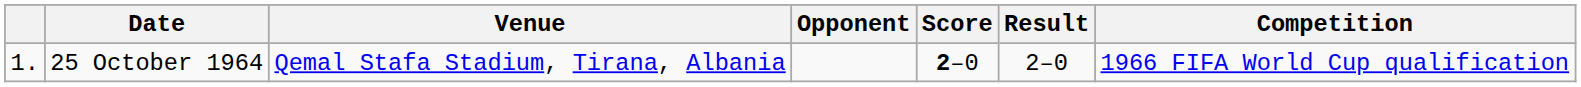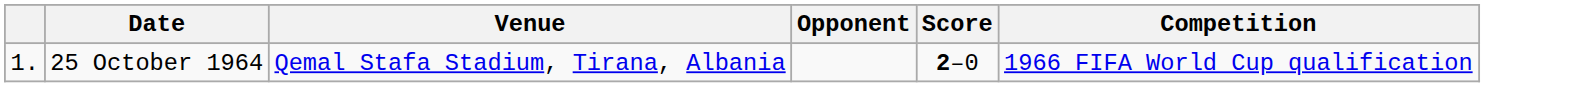- column: (1047, 24)
